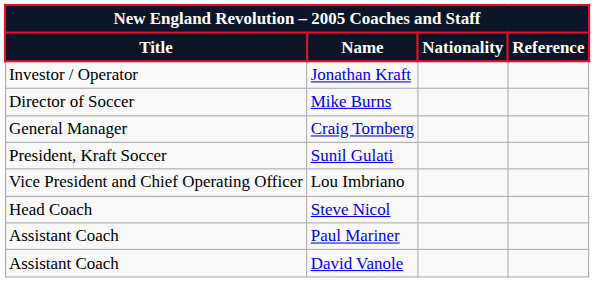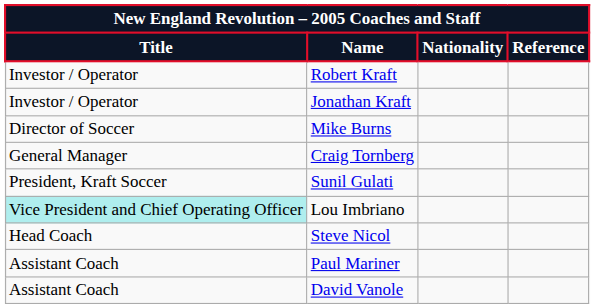+ row: (354, 74)
(156, 182) no background -> (156, 209) paleturquoise background
